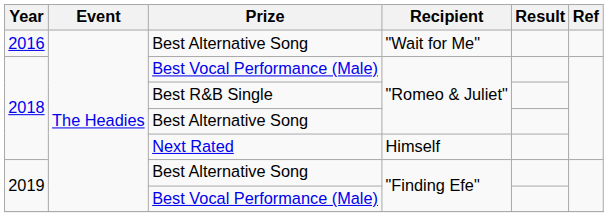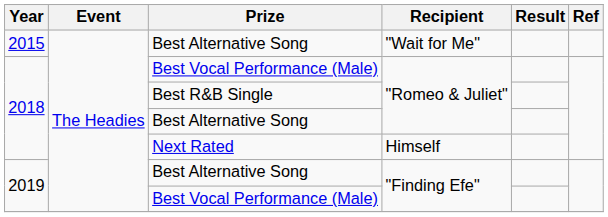(26, 43) 2016 -> (26, 43) 2015
